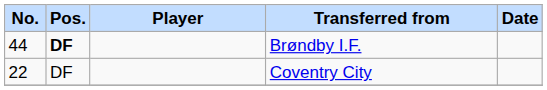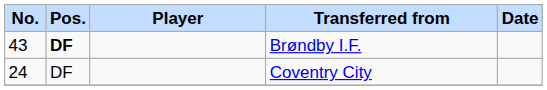(18, 45) 44 -> (18, 45) 43
(18, 72) 22 -> (18, 72) 24
